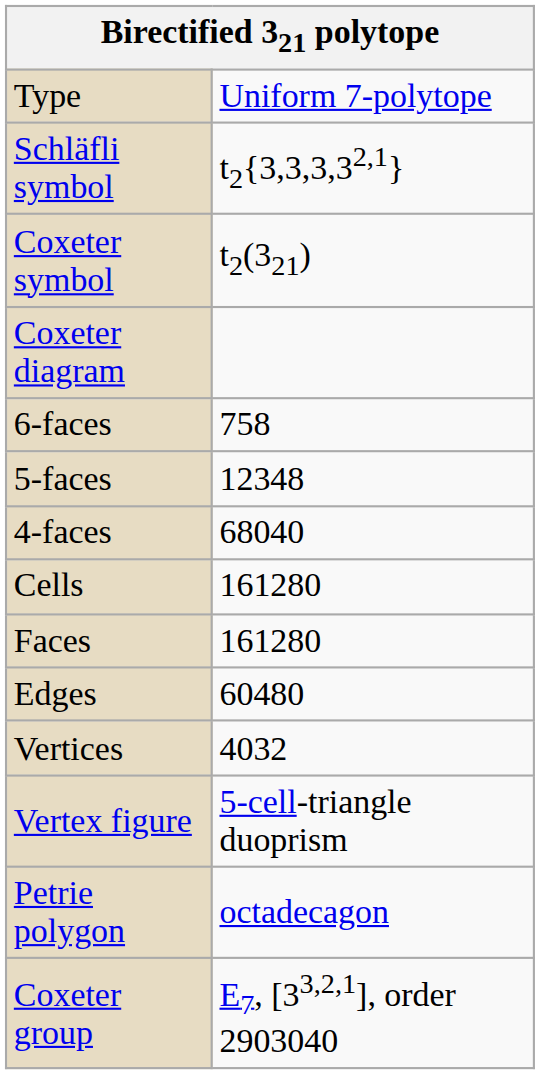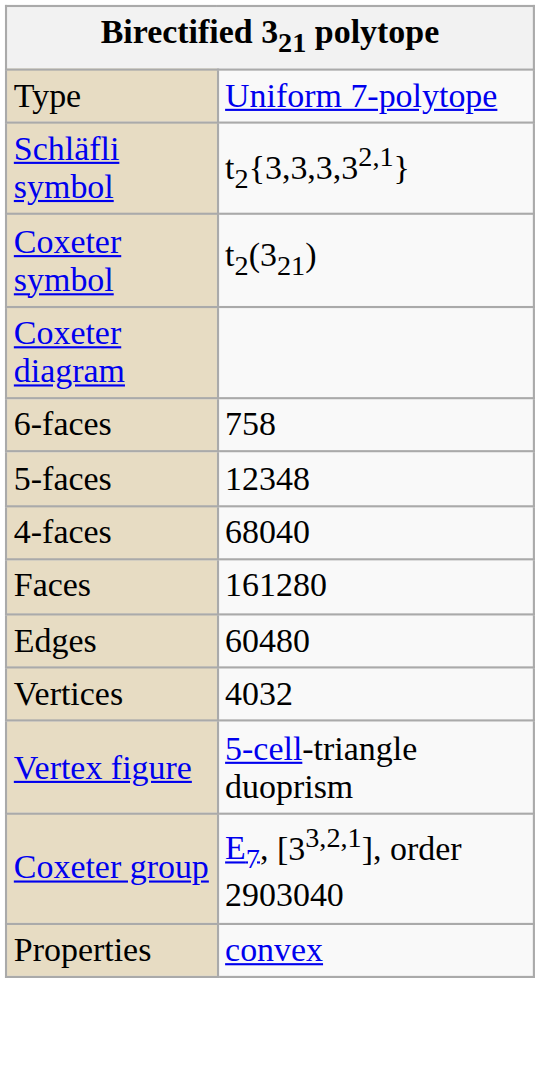- row: (49, 586)
- row: (69, 912)
+ row: (83, 949)
